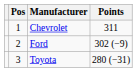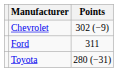- column: (18, 12)
(111, 28) 311 -> (92, 28) 302 (−9)
(111, 44) 302 (−9) -> (92, 44) 311
